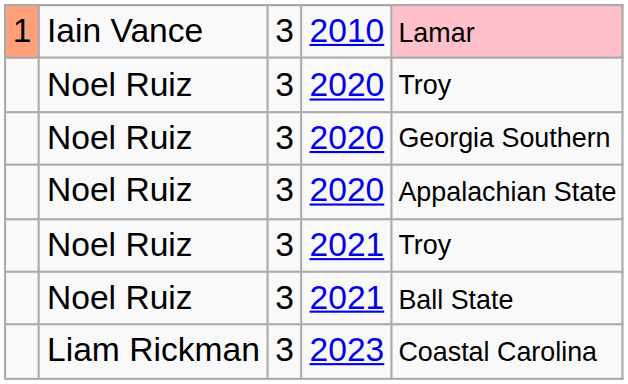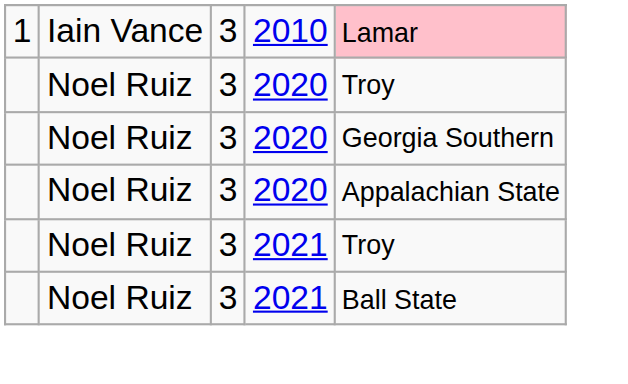(22, 31) lightsalmon background -> (22, 31) no background
- row: (153, 350)
